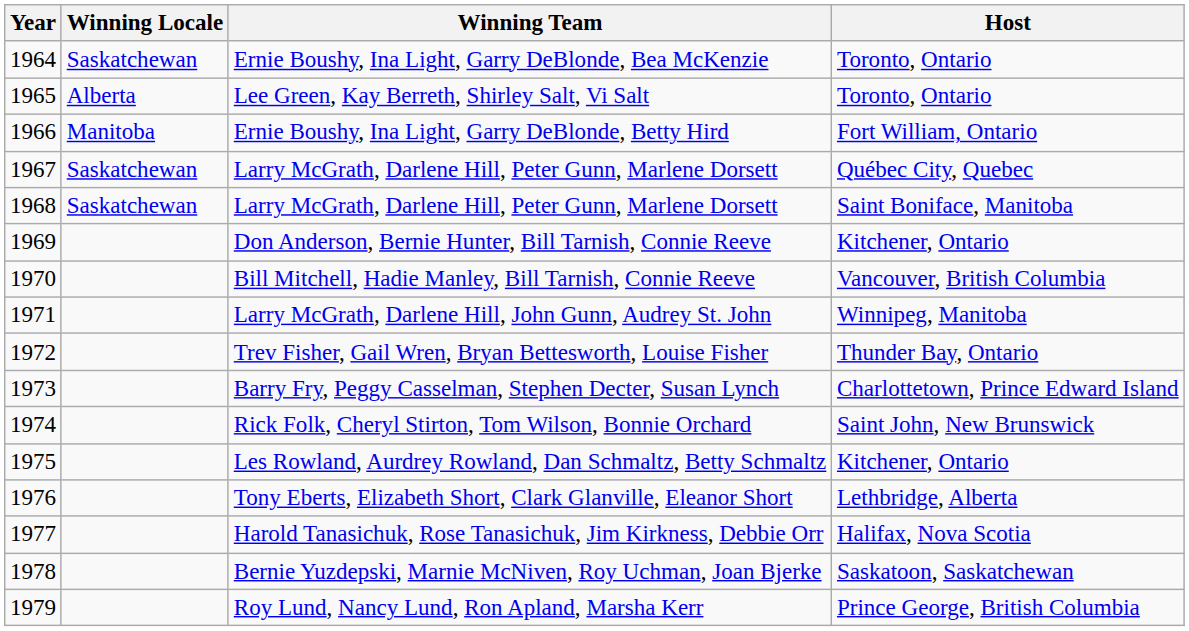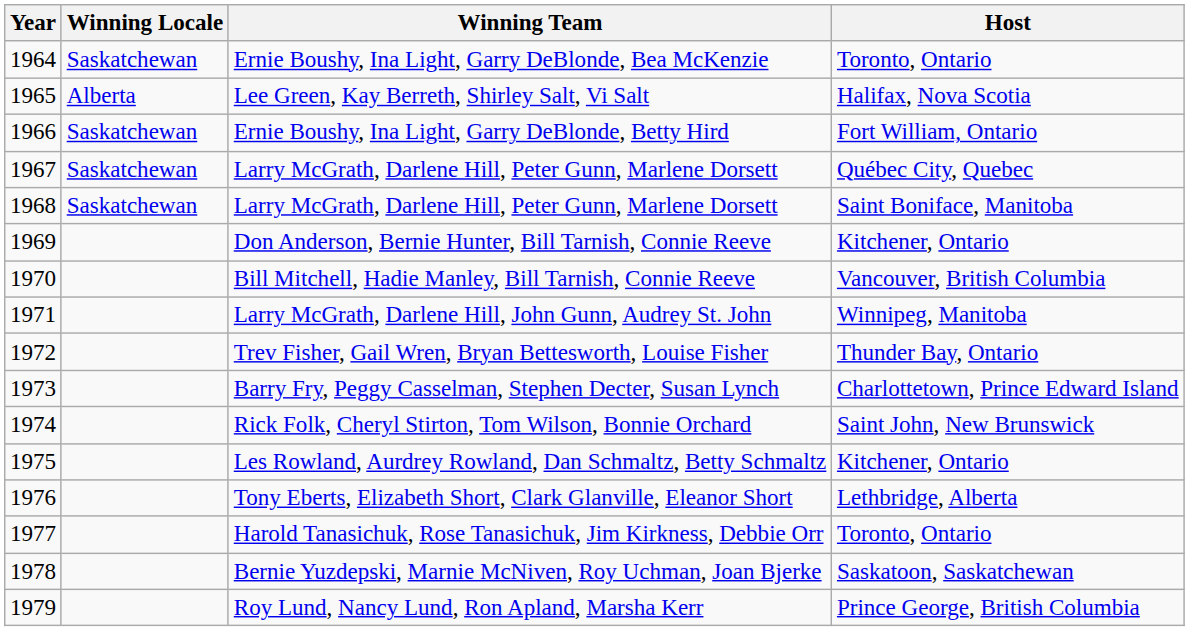(914, 95) Toronto, Ontario -> (934, 95) Halifax, Nova Scotia
(111, 132) Manitoba -> (132, 132) Saskatchewan
(934, 534) Halifax, Nova Scotia -> (914, 534) Toronto, Ontario
